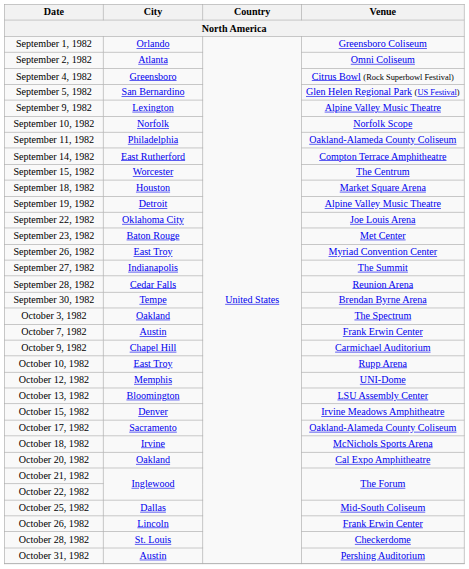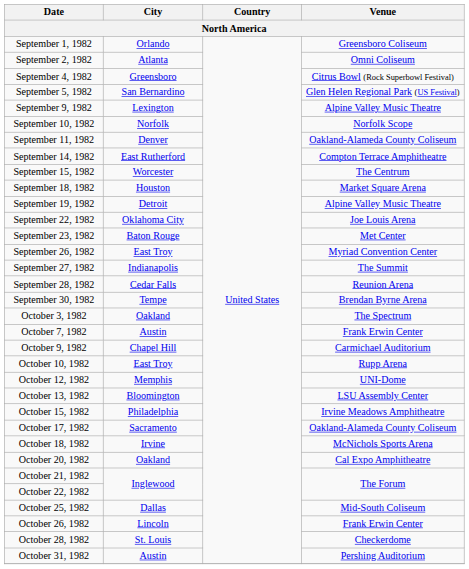(153, 140) Philadelphia -> (153, 140) Denver
(153, 412) Denver -> (153, 412) Philadelphia
